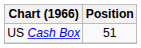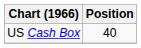(110, 33) 51 -> (110, 33) 40
